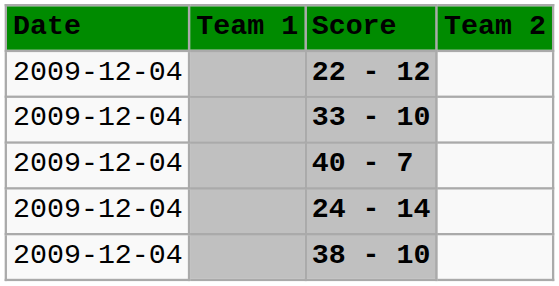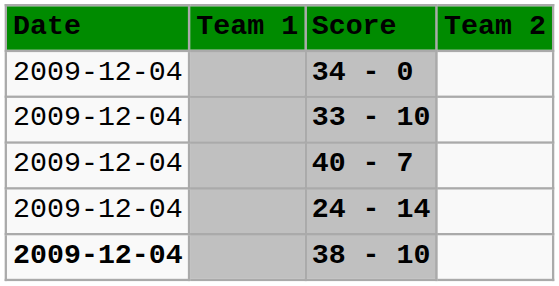+ row: (363, 74)
- row: (371, 74)
(98, 256) normal -> (98, 256) bold
